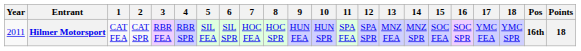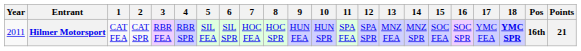(512, 32) normal -> (512, 32) bold
(561, 32) 18 -> (562, 32) 21
